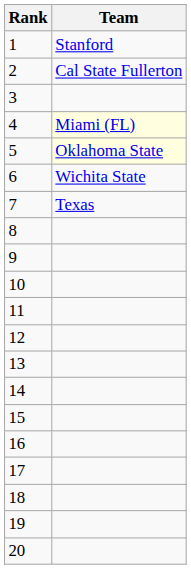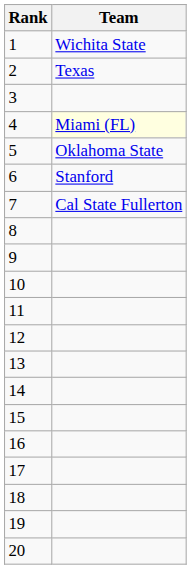(84, 44) Stanford -> (101, 44) Wichita State
(119, 71) Cal State Fullerton -> (75, 71) Texas
(109, 151) lightyellow background -> (109, 151) no background
(101, 177) Wichita State -> (84, 177) Stanford
(75, 204) Texas -> (119, 204) Cal State Fullerton
